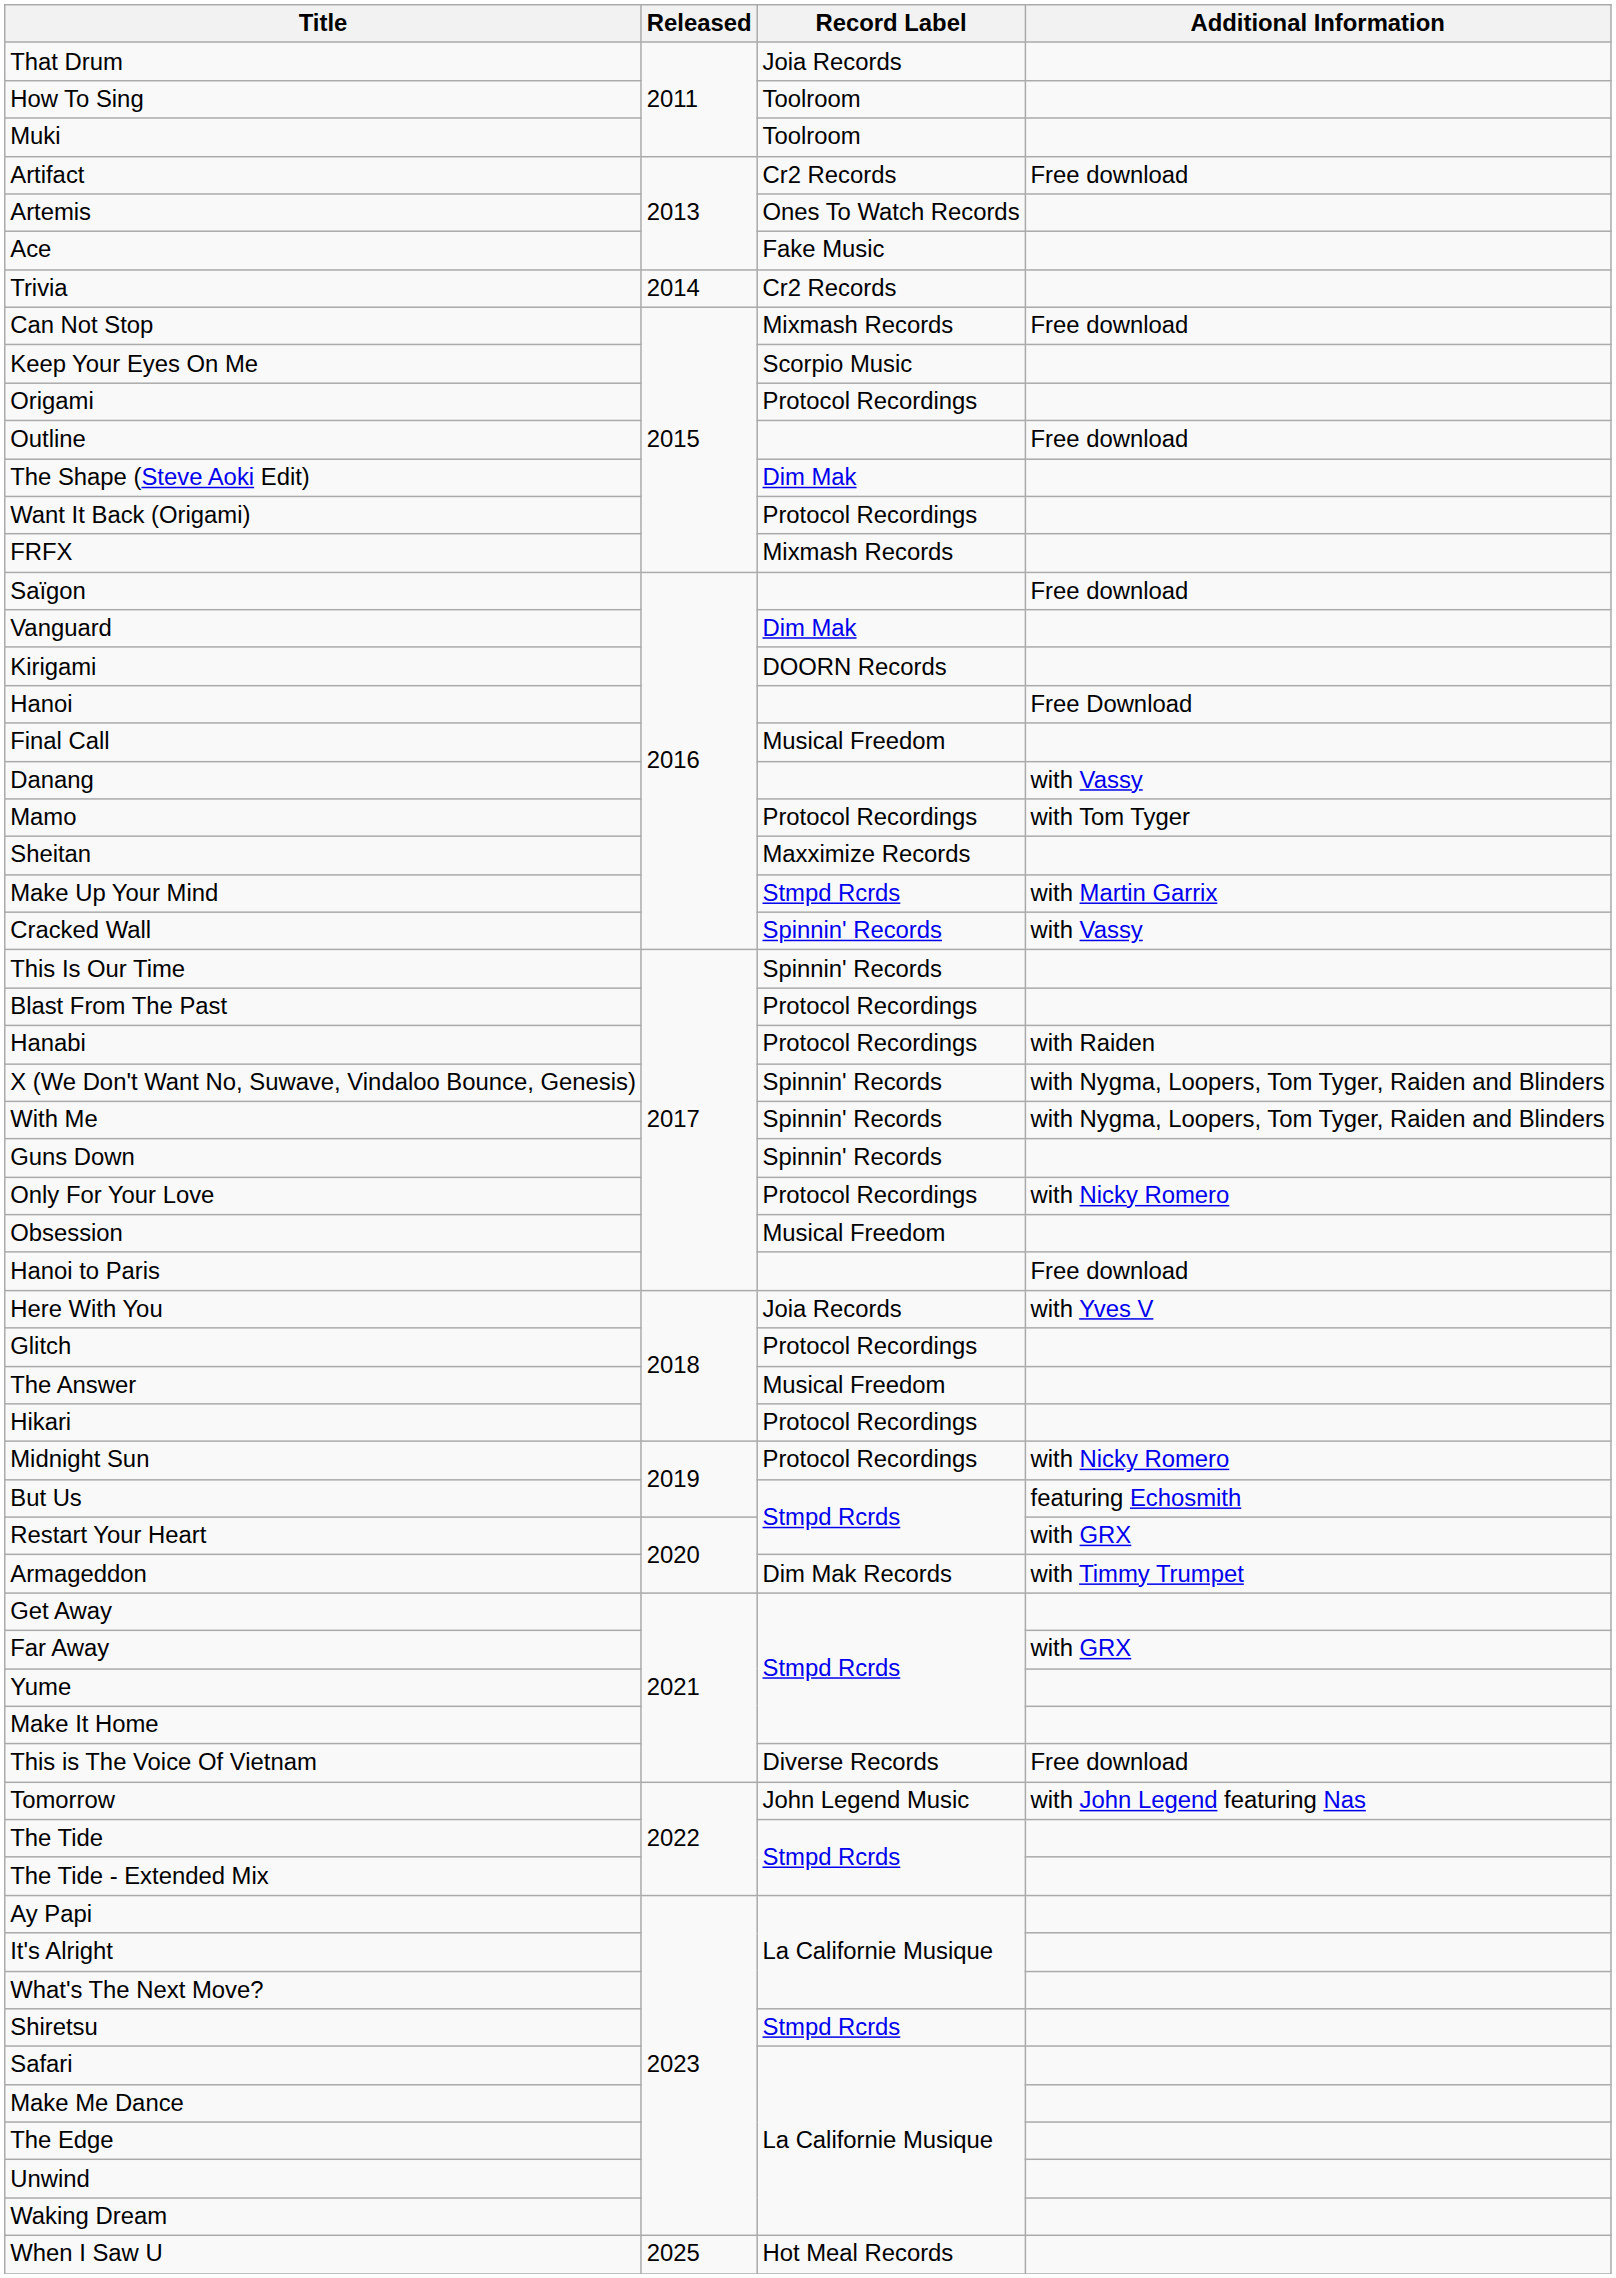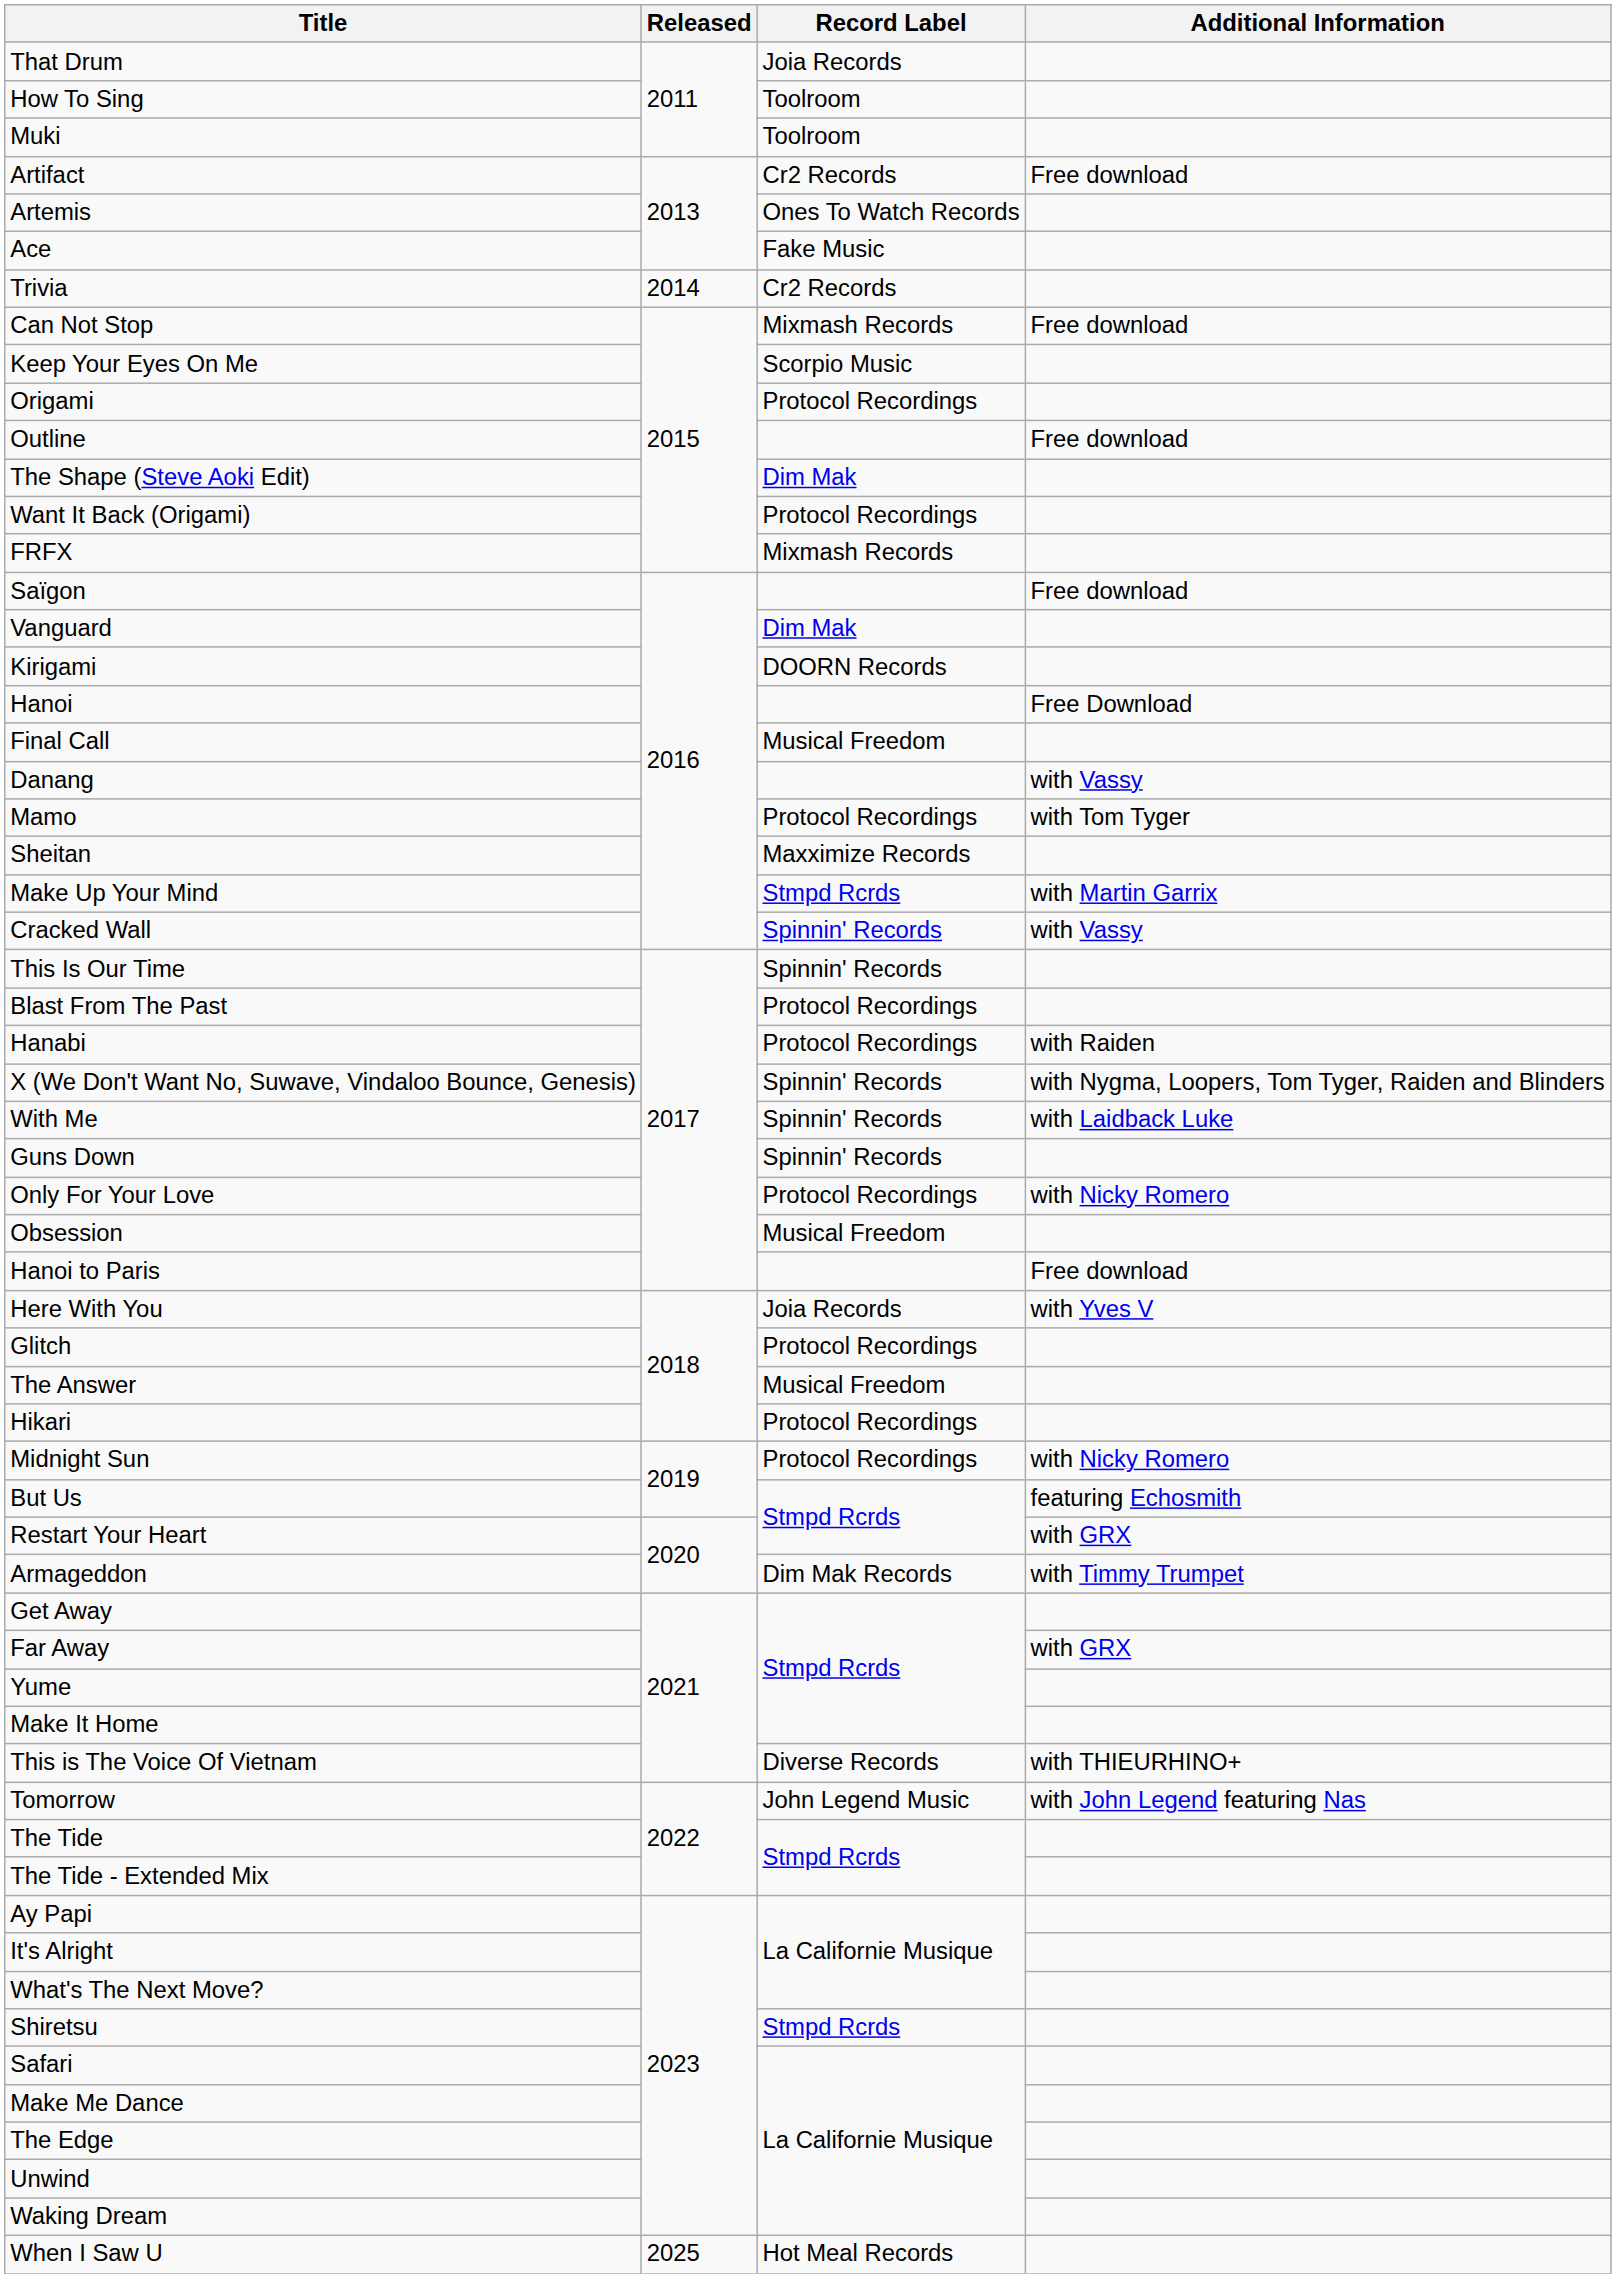(1318, 1119) with Nygma, Loopers, Tom Tyger, Raiden and Blinders -> (1132, 1119) with Laidback Luke
(1109, 1762) Free download -> (1136, 1762) with THIEURHINO+
